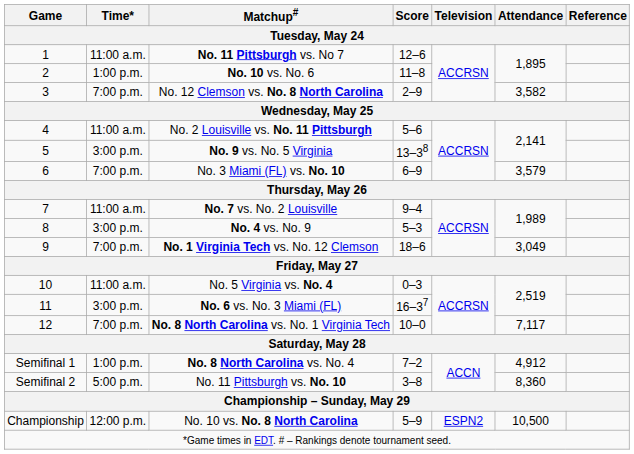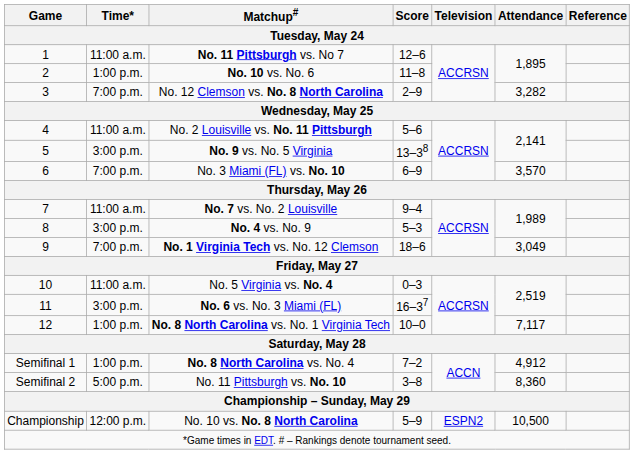(531, 93) 3,582 -> (531, 93) 3,282
(531, 171) 3,579 -> (531, 171) 3,570
(118, 325) 7:00 p.m. -> (118, 325) 1:00 p.m.
